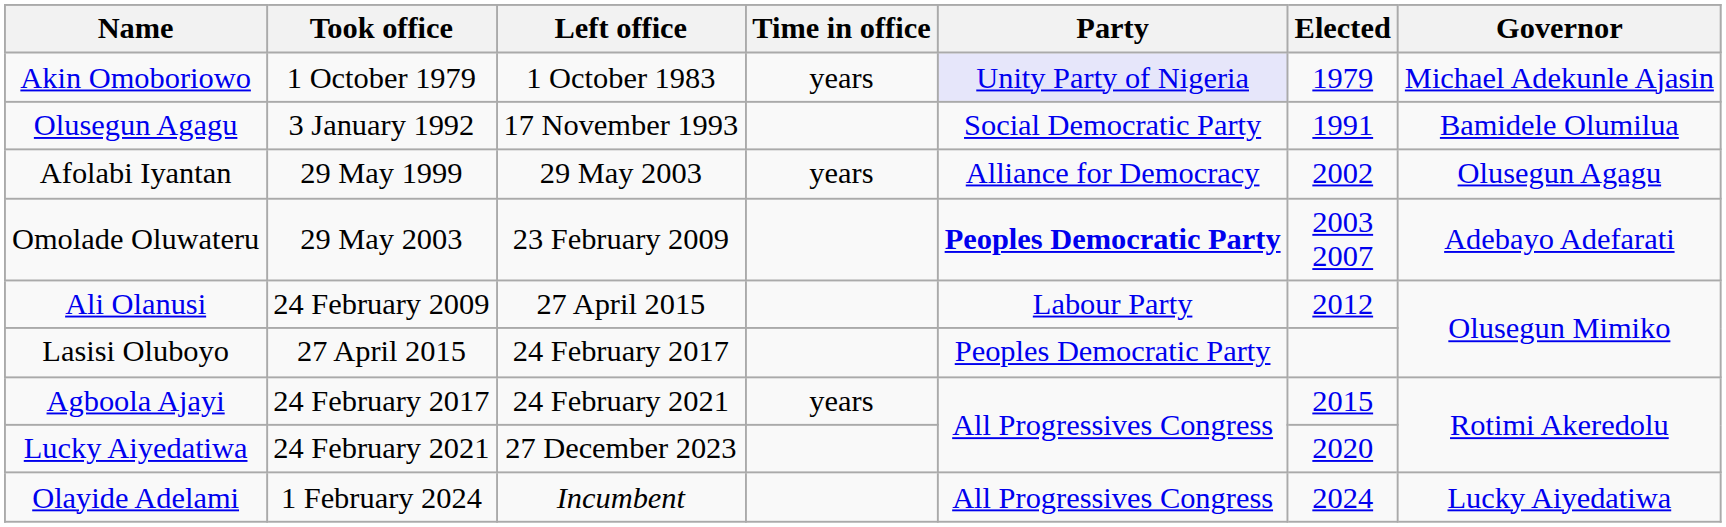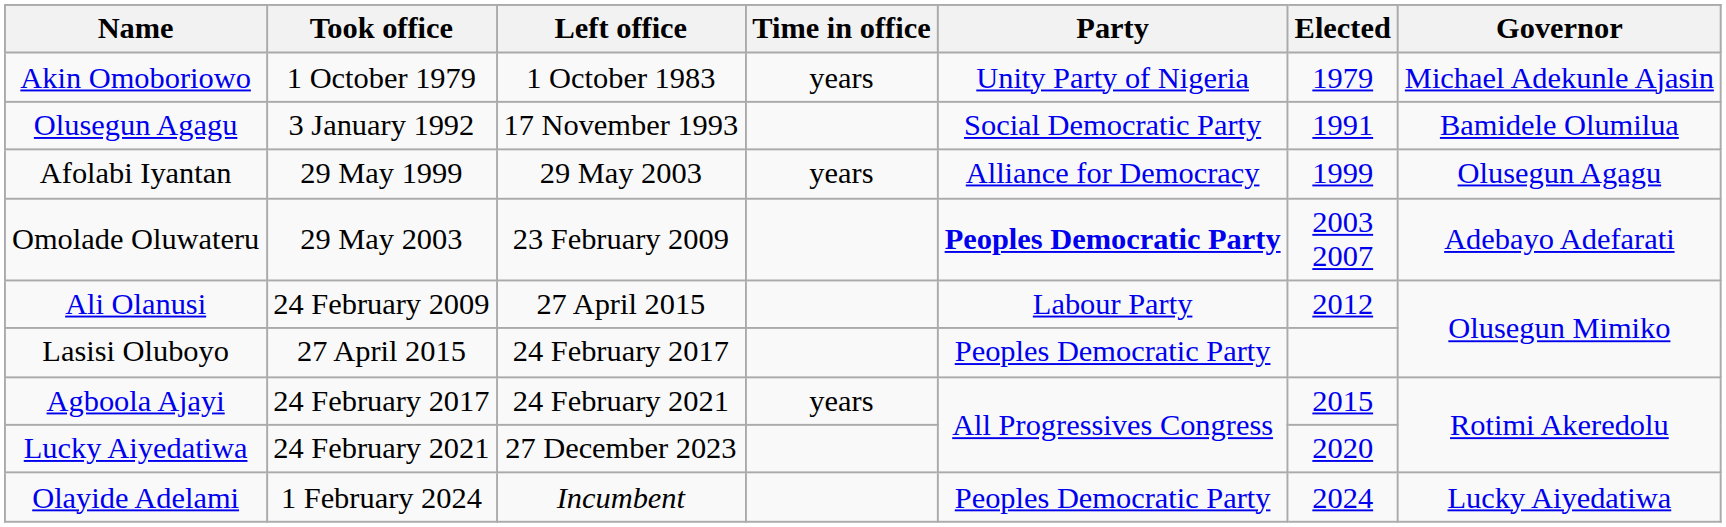(1113, 76) lavender background -> (1113, 76) no background
(1343, 173) 2002 -> (1343, 173) 1999
(1113, 496) All Progressives Congress -> (1113, 496) Peoples Democratic Party
